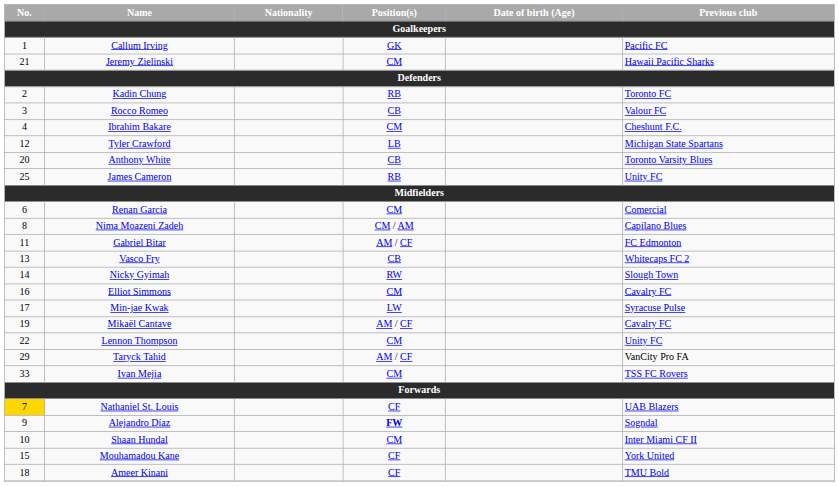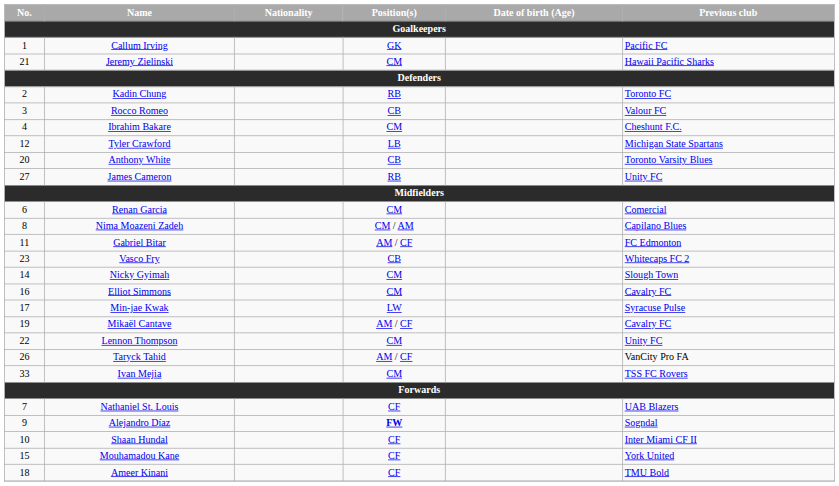(24, 176) 25 -> (24, 176) 27
(24, 258) 13 -> (24, 258) 23
(394, 275) RW -> (394, 275) CM
(24, 357) 29 -> (24, 357) 26
(24, 406) gold background -> (24, 406) no background
(394, 439) CM -> (394, 439) CF
